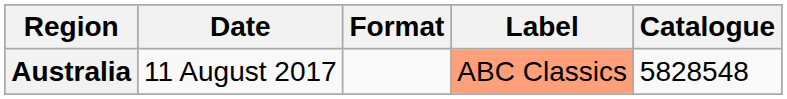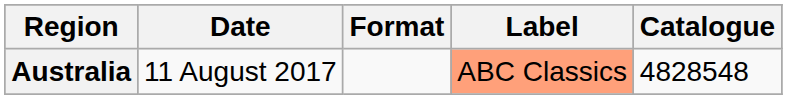(694, 71) 5828548 -> (694, 71) 4828548
